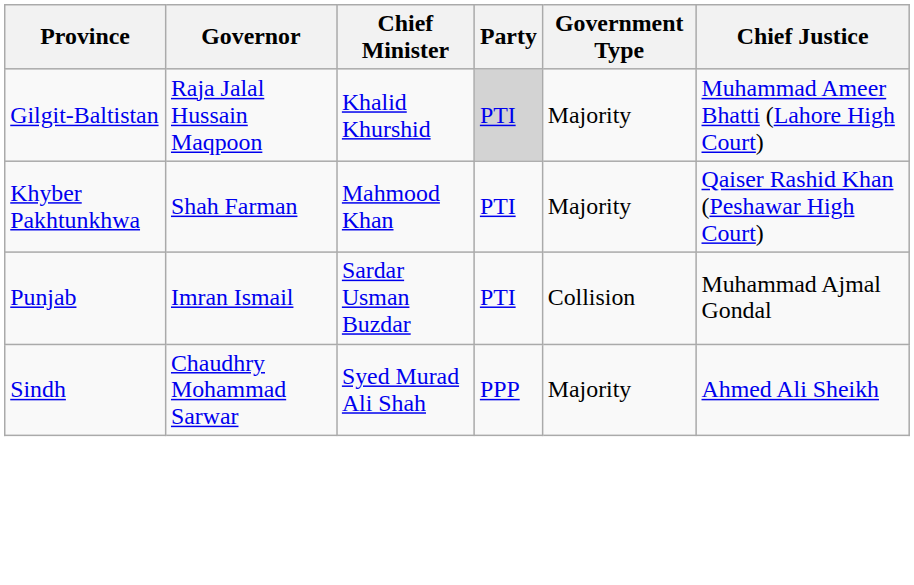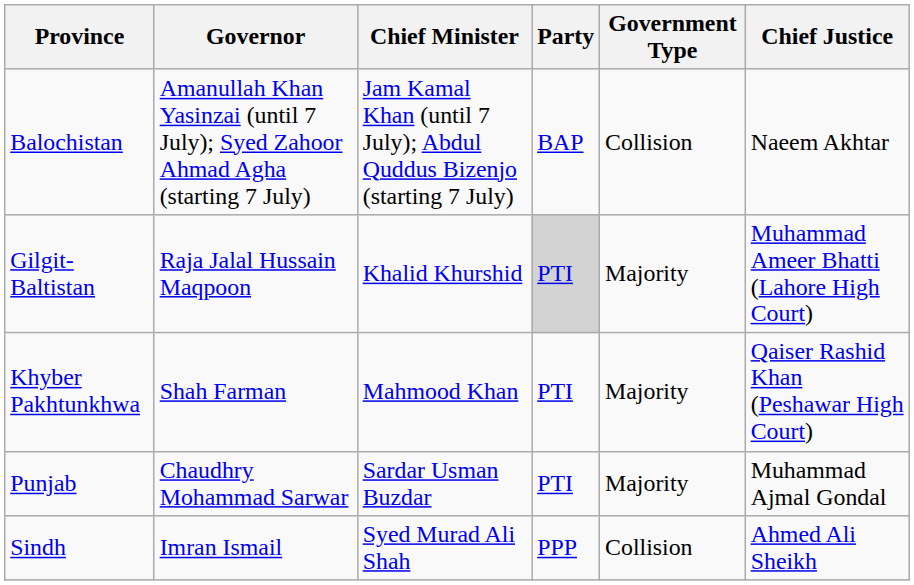+ row: (67, 141)
(232, 297) Imran Ismail -> (254, 483) Chaudhry Mohammad Sarwar
(592, 297) Collision -> (647, 483) Majority
(229, 389) Chaudhry Mohammad Sarwar -> (221, 547) Imran Ismail
(590, 389) Majority -> (649, 547) Collision
